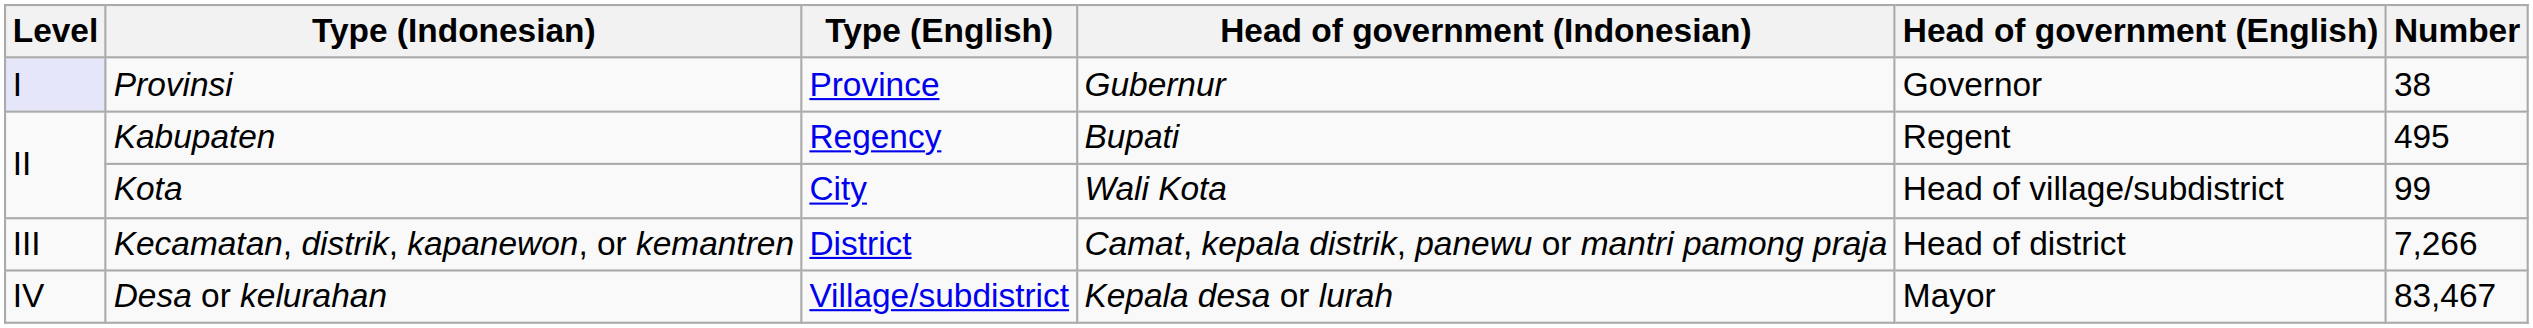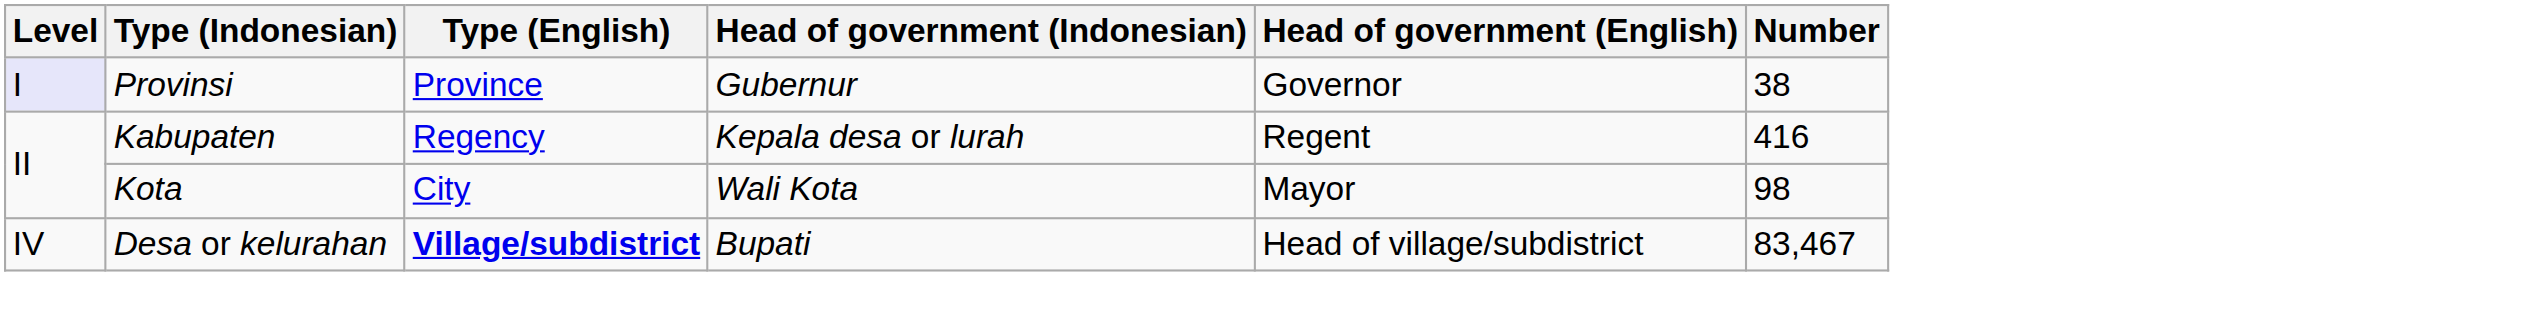(1132, 137) Bupati -> (870, 137) Kepala desa or lurah
(2422, 137) 495 -> (1781, 137) 416
(2093, 190) Head of village/subdistrict -> (1309, 190) Mayor
(2412, 190) 99 -> (1772, 190) 98
- row: (454, 243)
(939, 296) normal -> (556, 243) bold
(1239, 296) Kepala desa or lurah -> (763, 243) Bupati
(1949, 296) Mayor -> (1453, 243) Head of village/subdistrict
